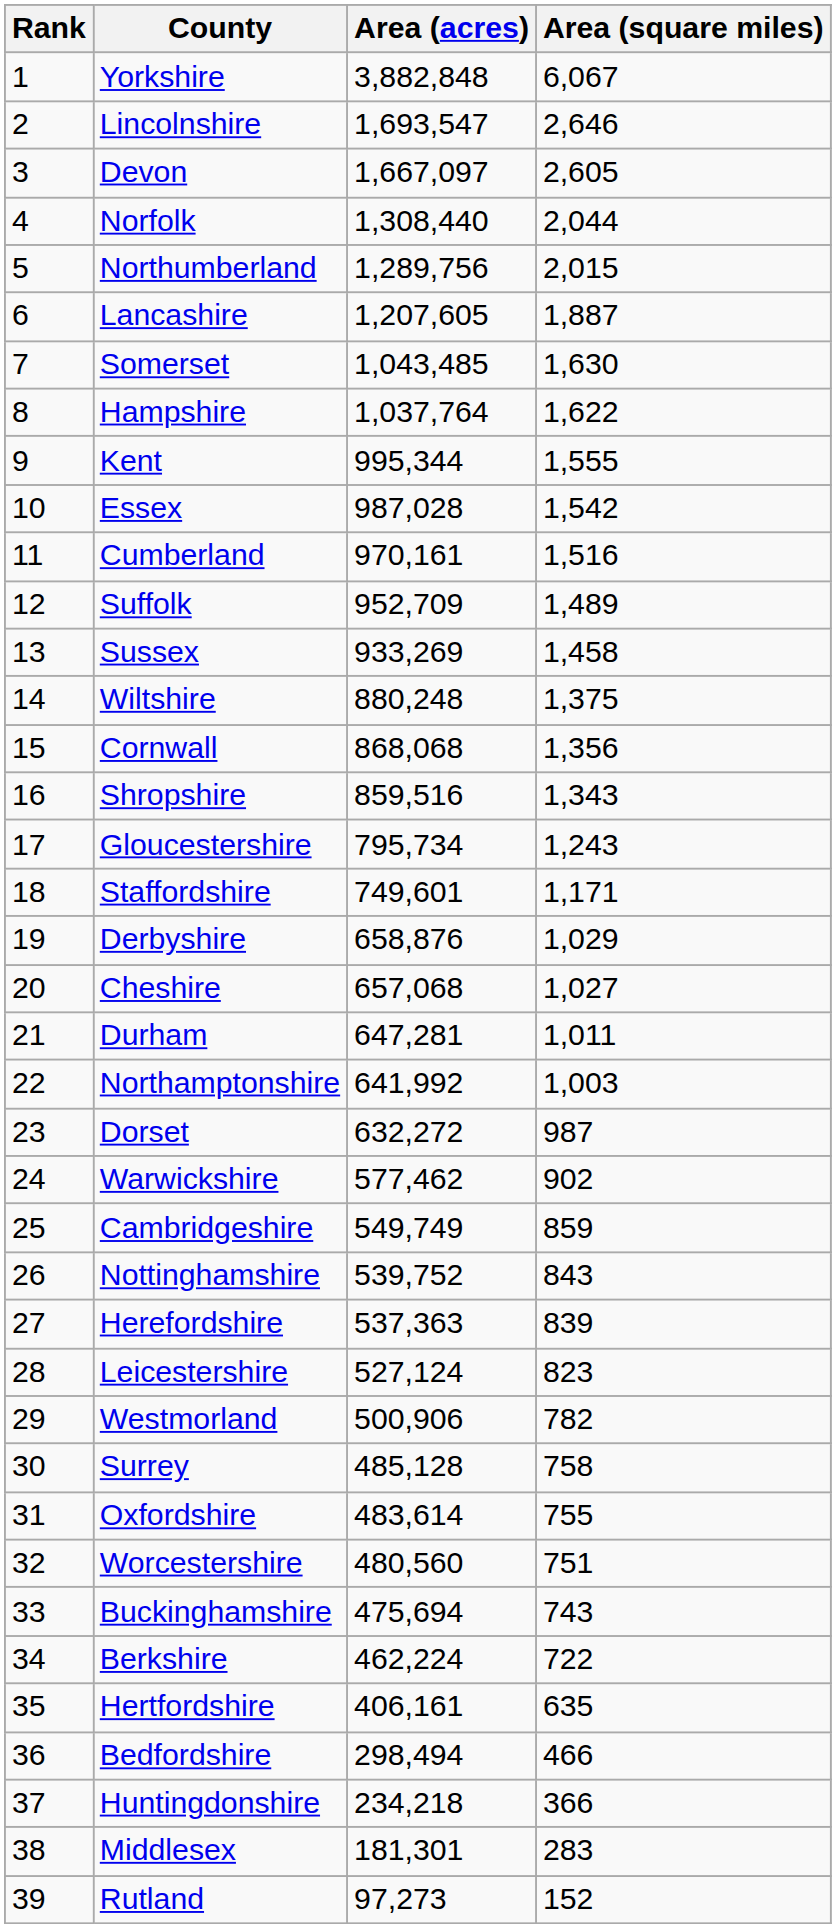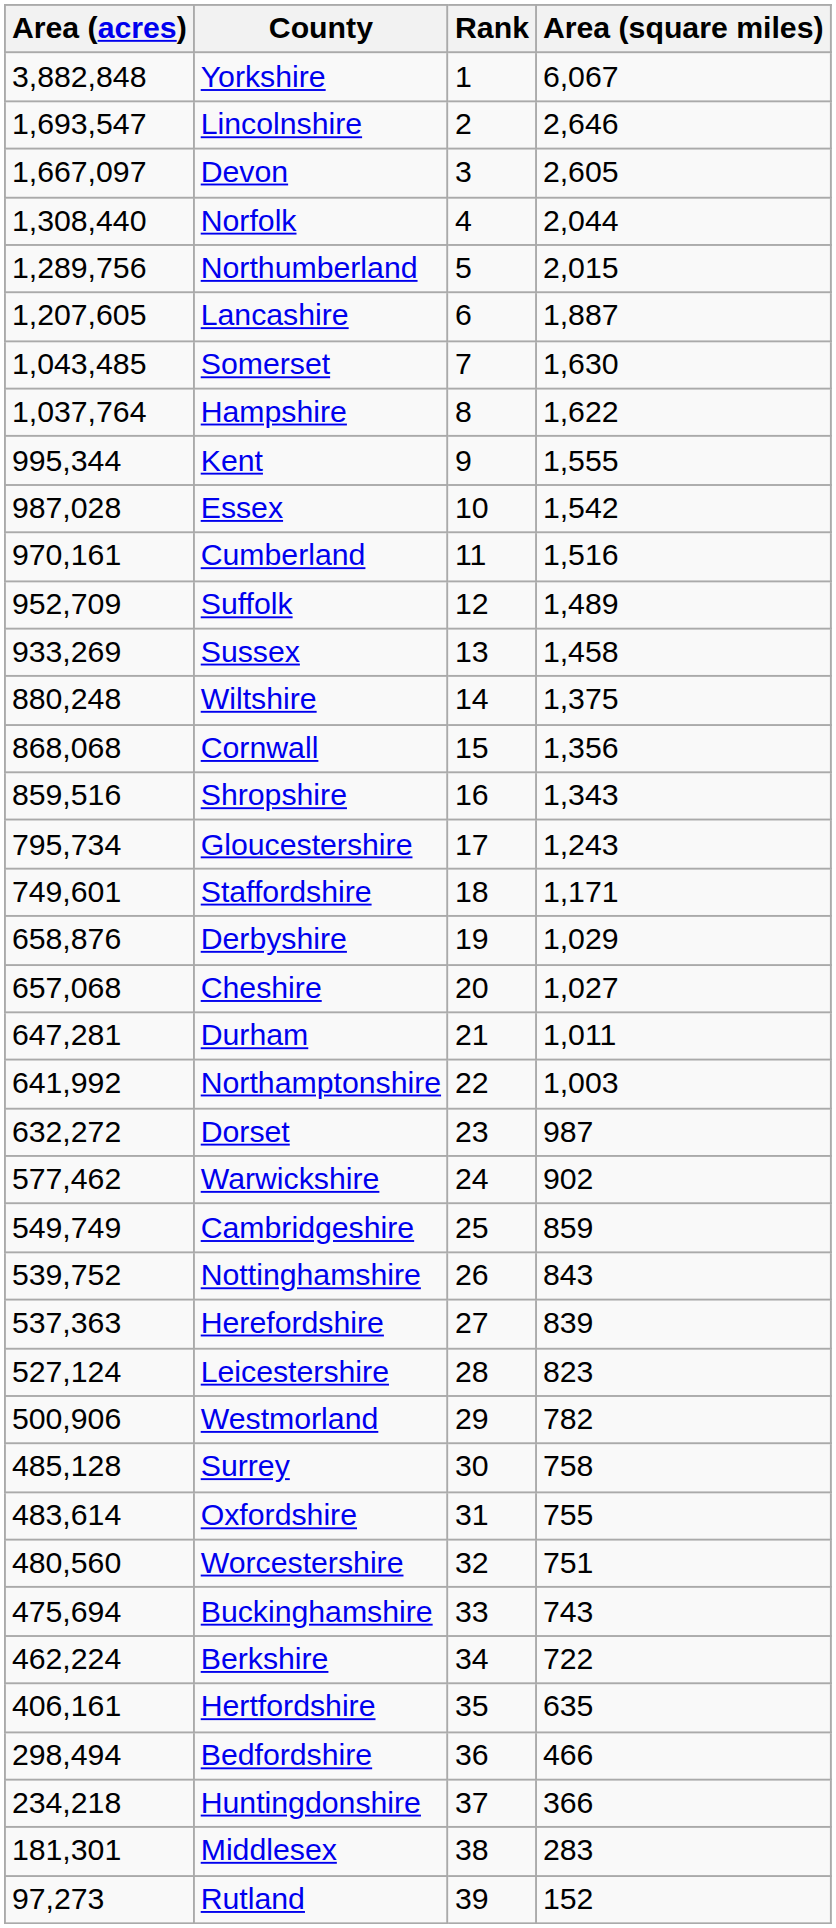columns swapped: (49, 28) <-> (442, 28)
